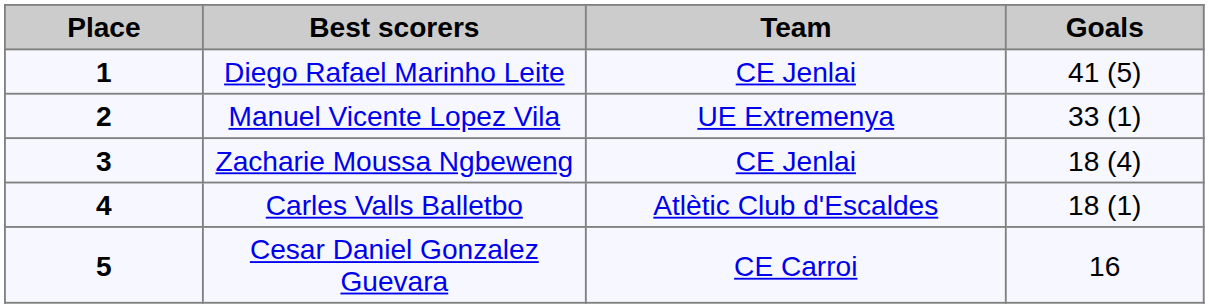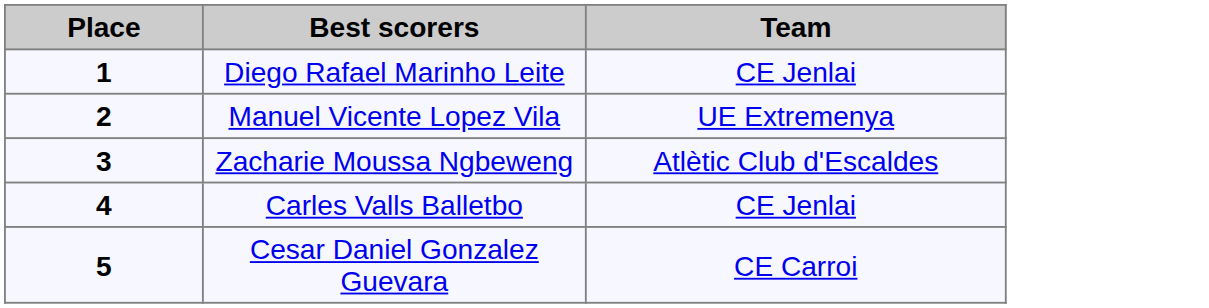- column: (1105, 27)
(796, 160) CE Jenlai -> (796, 160) Atlètic Club d'Escaldes
(796, 205) Atlètic Club d'Escaldes -> (796, 205) CE Jenlai
